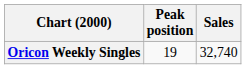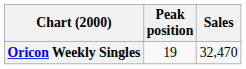(219, 52) 32,740 -> (219, 52) 32,470
